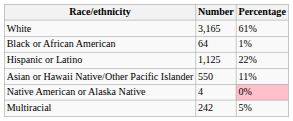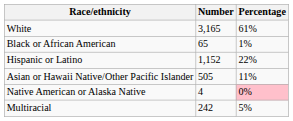(203, 44) 64 -> (203, 44) 65
(209, 60) 1,125 -> (209, 60) 1,152
(206, 76) 550 -> (206, 76) 505
